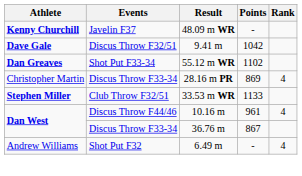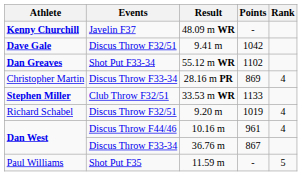+ row: (40, 112)
- row: (42, 146)
+ row: (35, 162)
